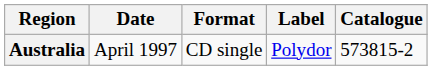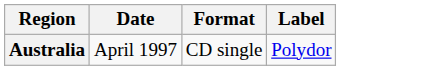- column: (382, 19)
